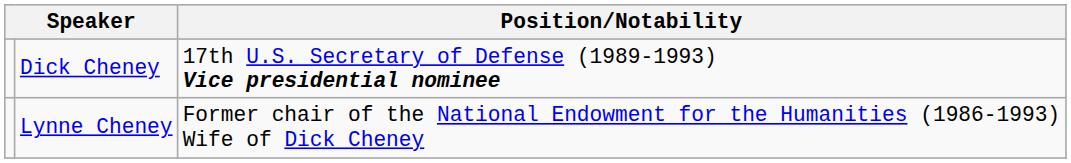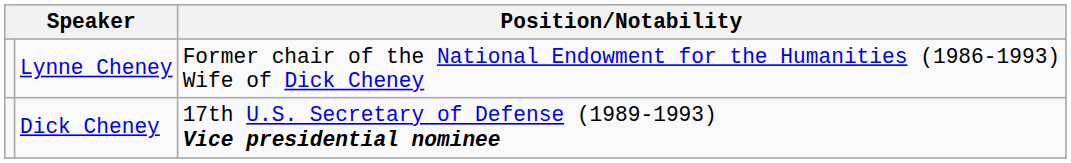rows swapped: (96, 128) <-> (90, 69)
